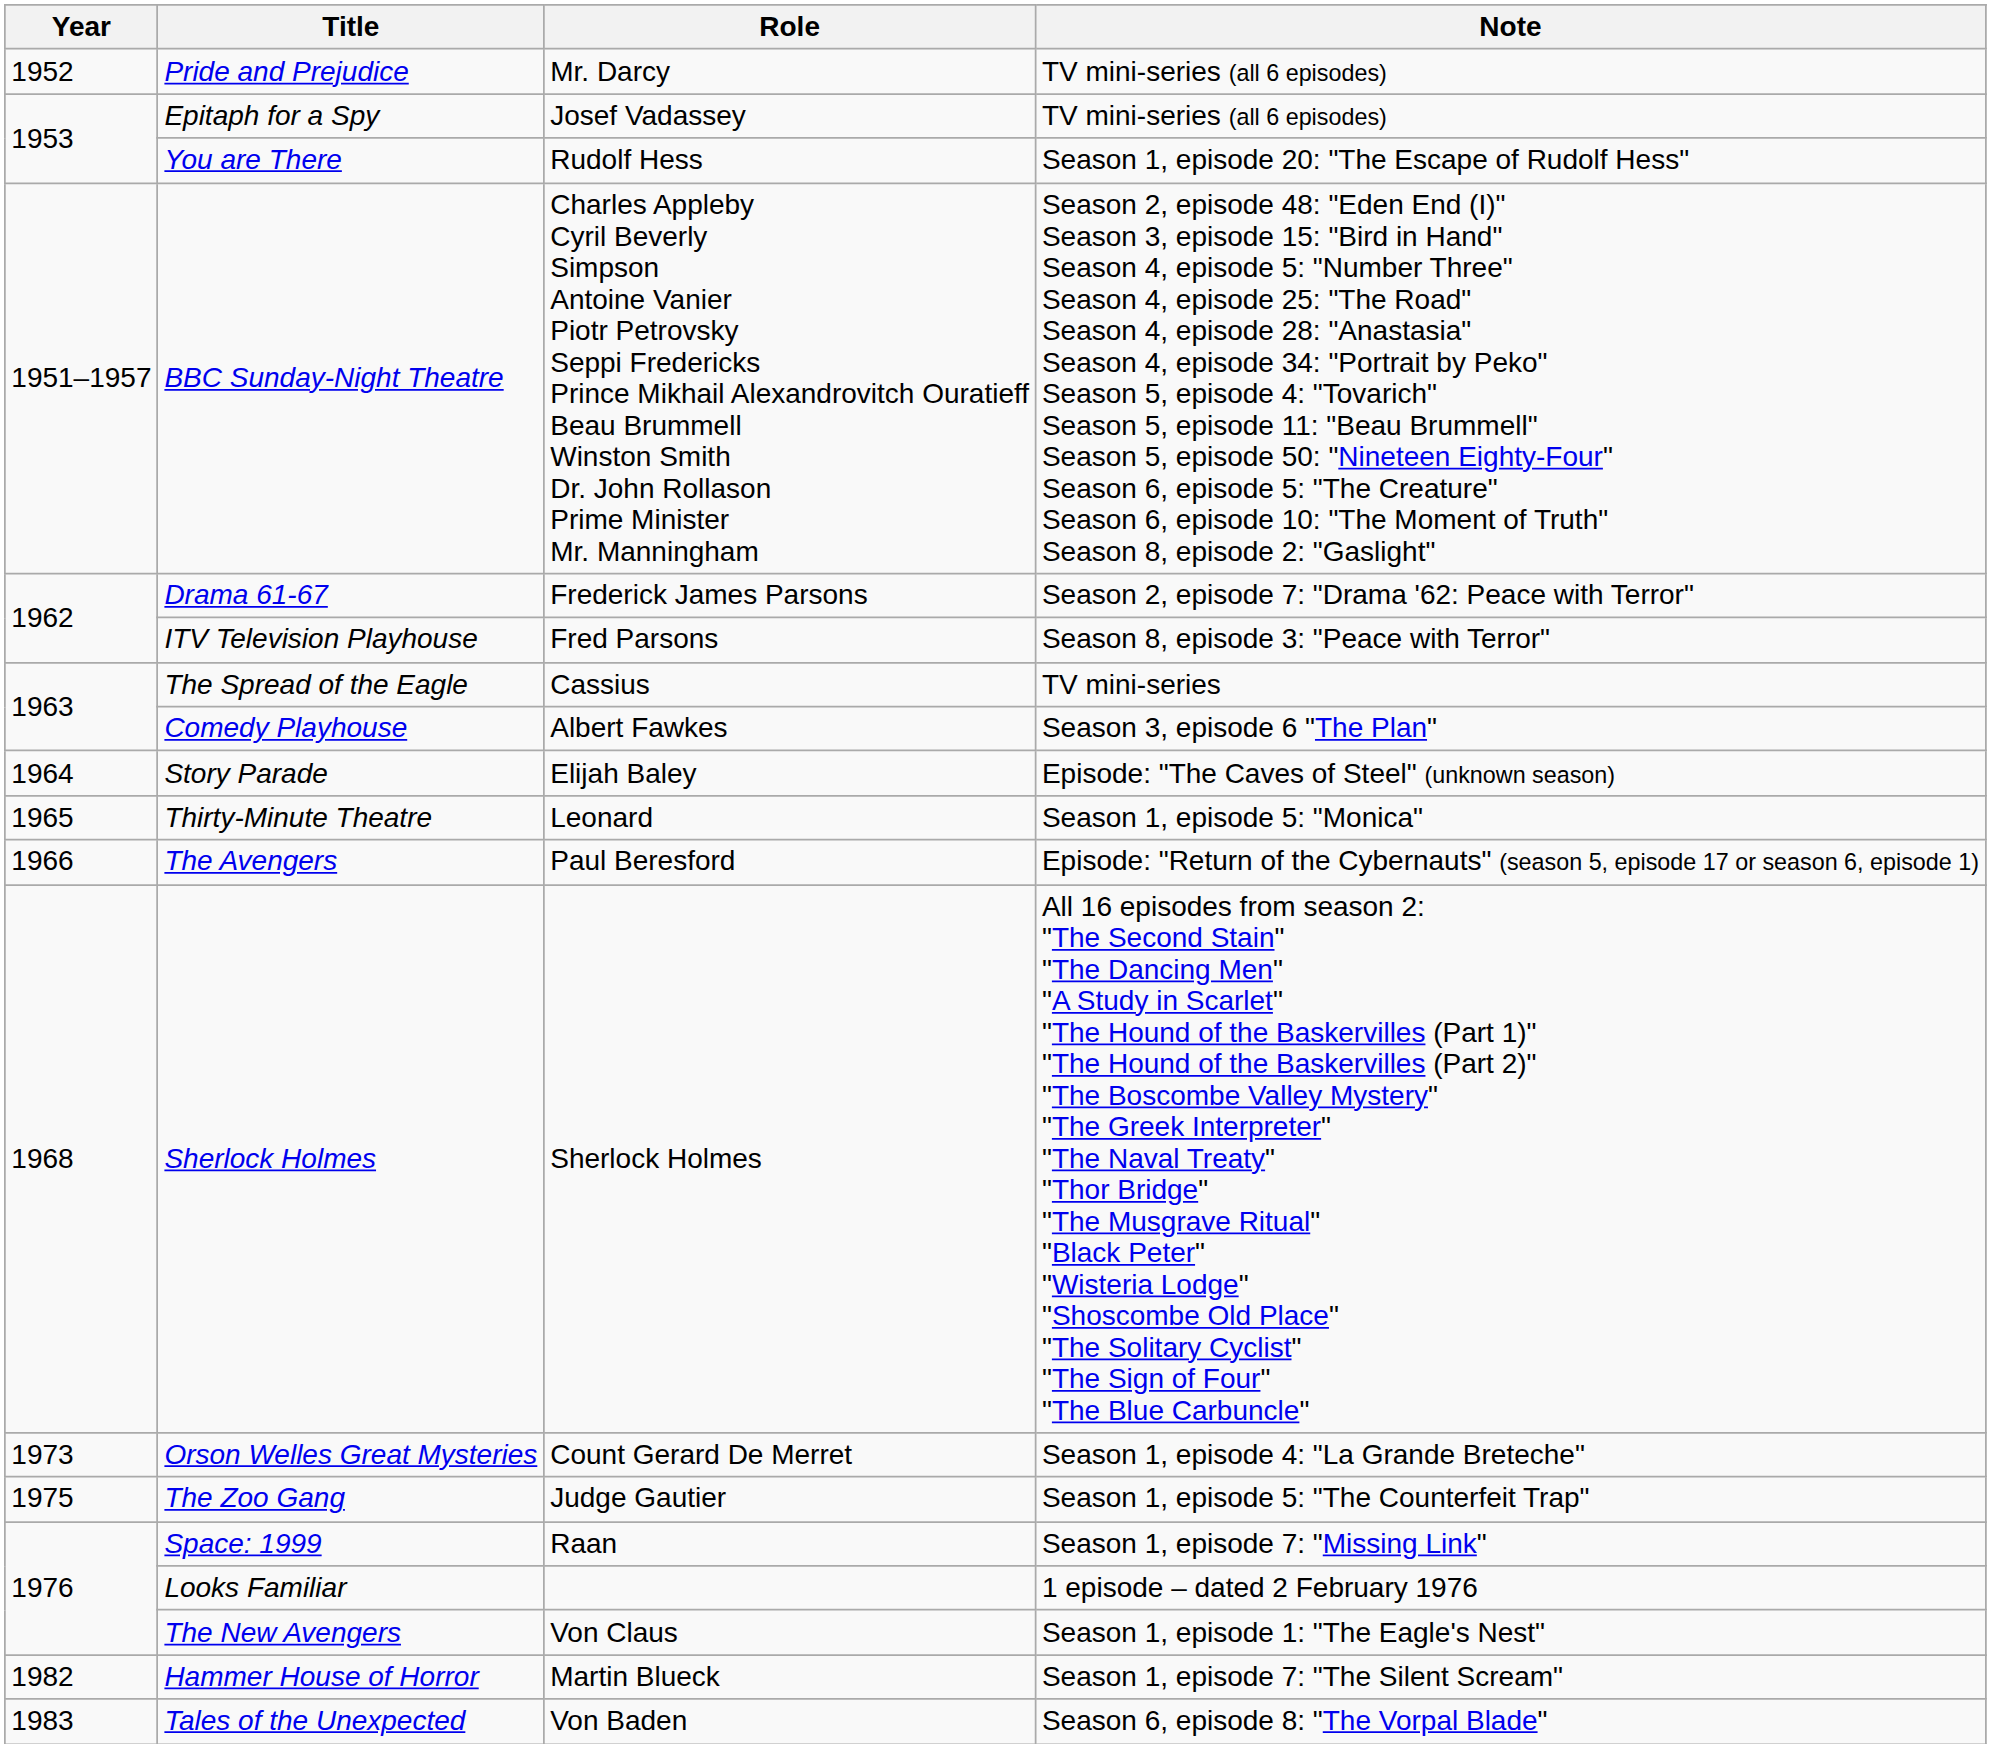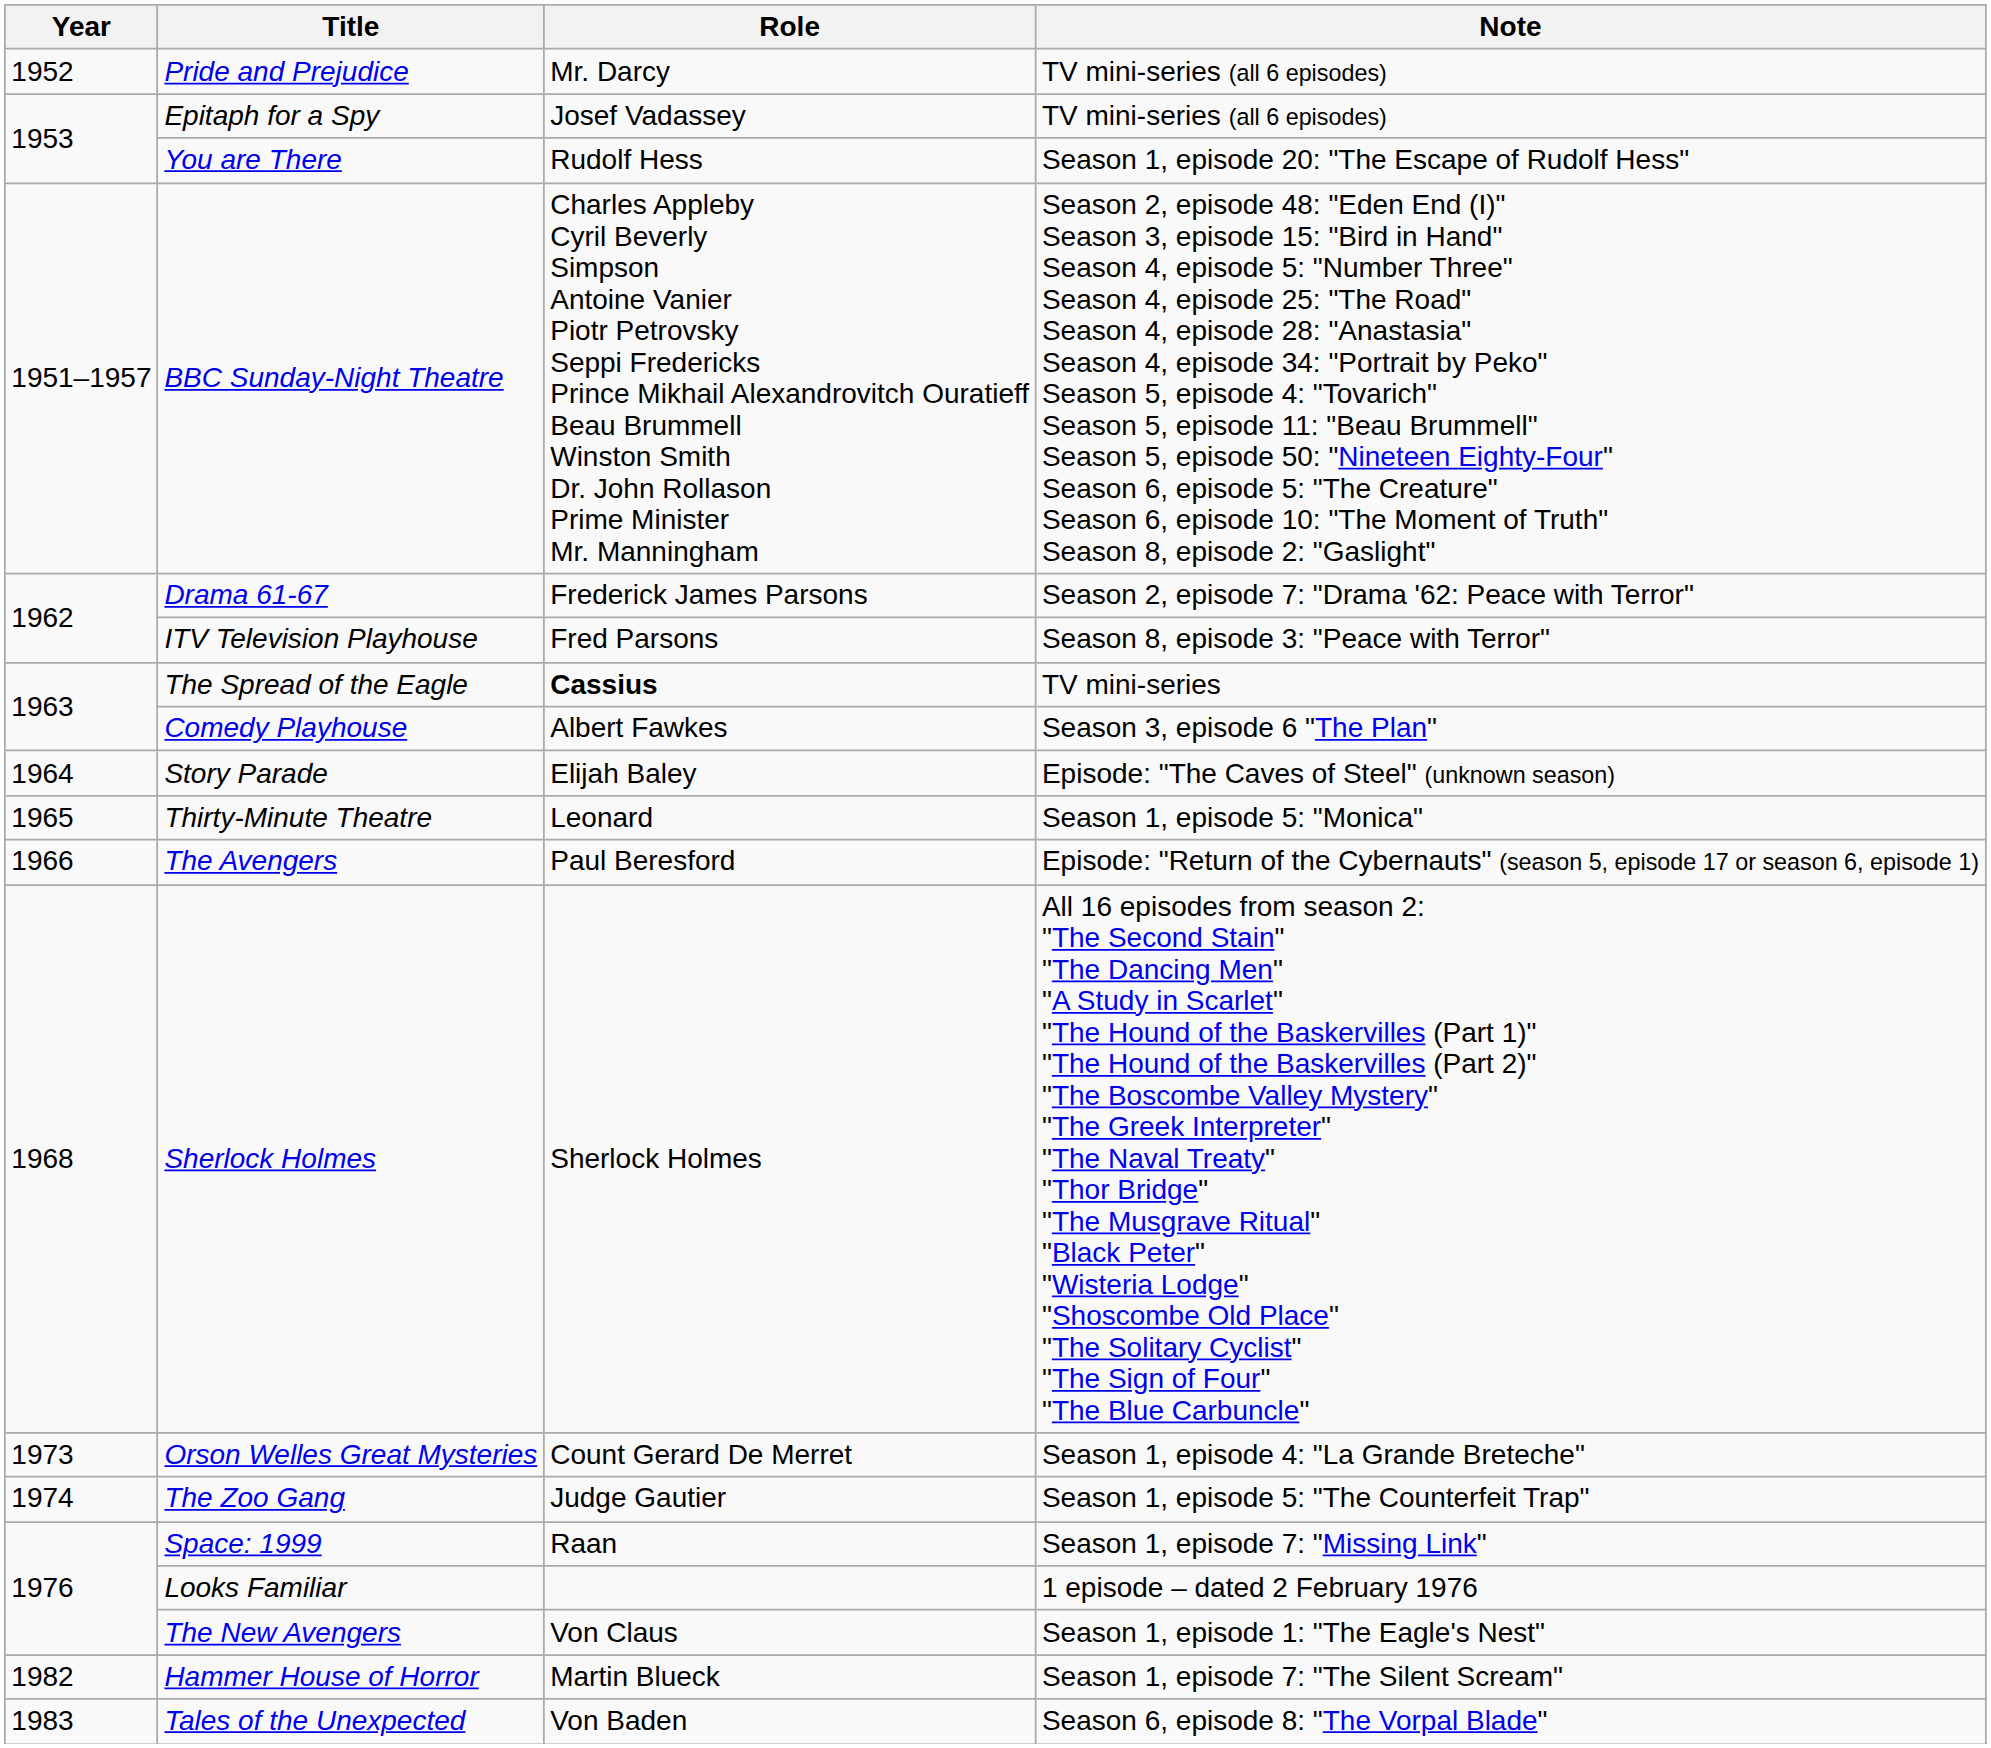(600, 684) normal -> (604, 684) bold
(42, 1498) 1975 -> (42, 1498) 1974
